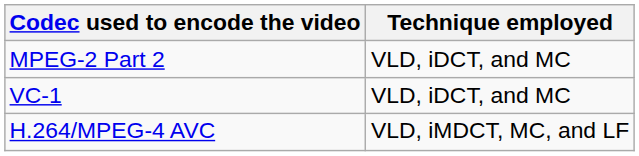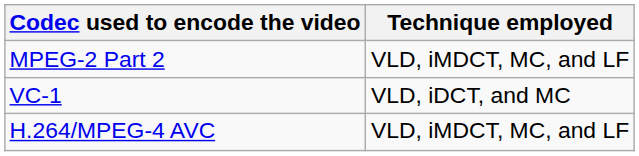(471, 58) VLD, iDCT, and MC -> (500, 58) VLD, iMDCT, MC, and LF
